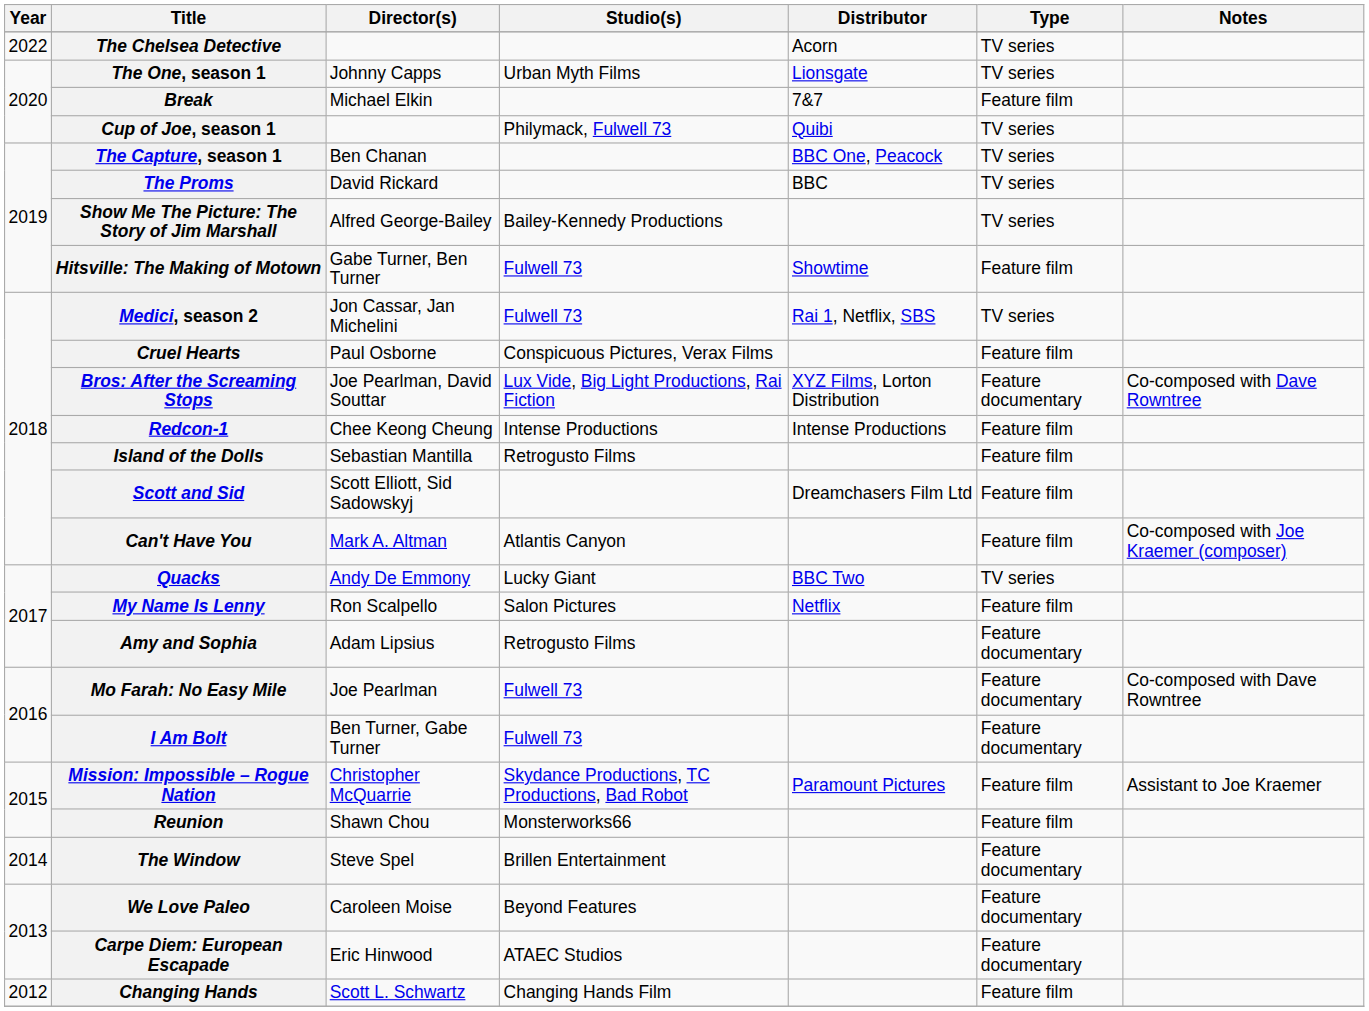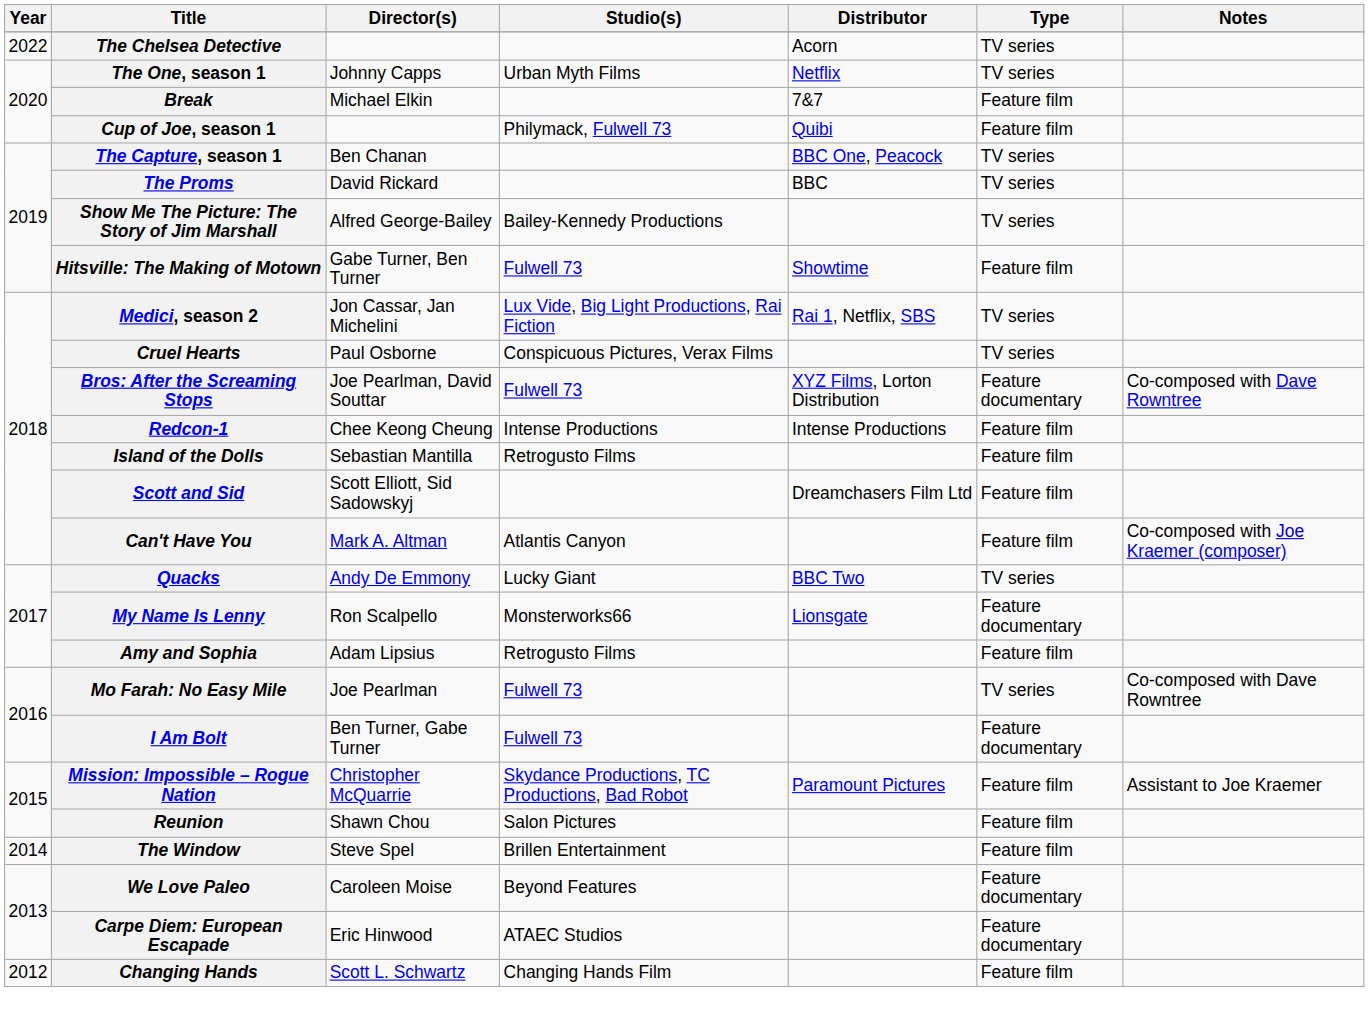(830, 73) Lionsgate -> (816, 73) Netflix
(1018, 128) TV series -> (1027, 128) Feature film
(543, 316) Fulwell 73 -> (643, 316) Lux Vide, Big Light Productions, Rai Fiction
(1027, 353) Feature film -> (1018, 353) TV series
(643, 391) Lux Vide, Big Light Productions, Rai Fiction -> (543, 391) Fulwell 73
(560, 606) Salon Pictures -> (568, 616) Monsterworks66
(816, 606) Netflix -> (830, 616) Lionsgate
(1027, 606) Feature film -> (1031, 616) Feature documentary
(1031, 643) Feature documentary -> (1027, 653) Feature film
(1031, 690) Feature documentary -> (1018, 690) TV series
(568, 823) Monsterworks66 -> (560, 823) Salon Pictures
(1031, 860) Feature documentary -> (1027, 850) Feature film
